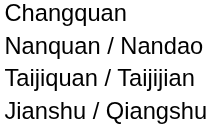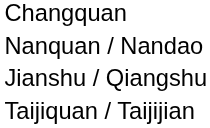rows swapped: (100, 78) <-> (106, 111)
